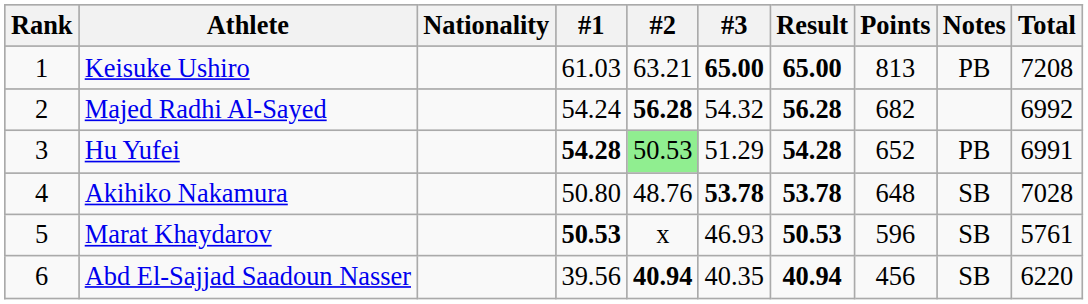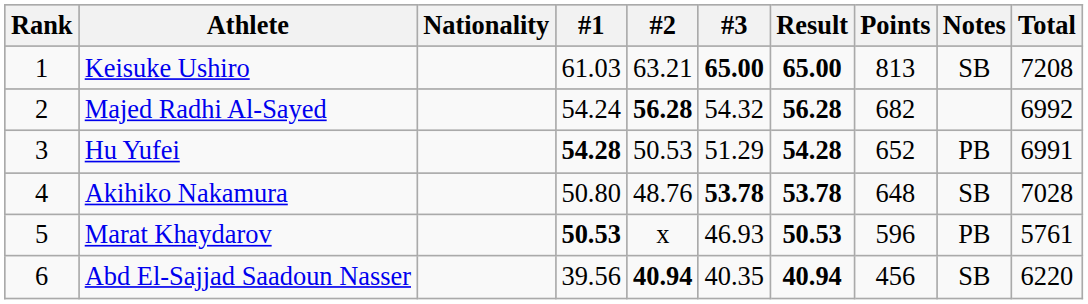(974, 67) PB -> (974, 67) SB
(663, 151) lightgreen background -> (663, 151) no background
(974, 234) SB -> (974, 234) PB
